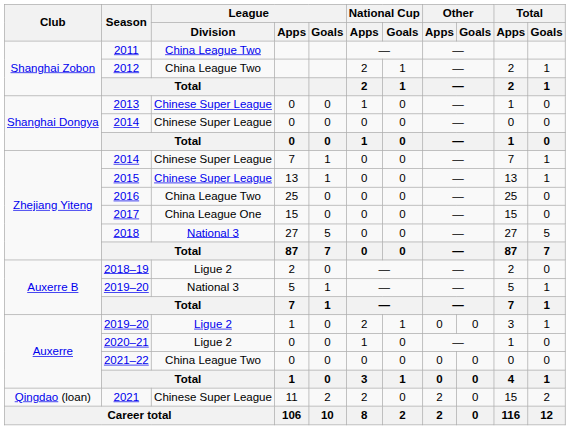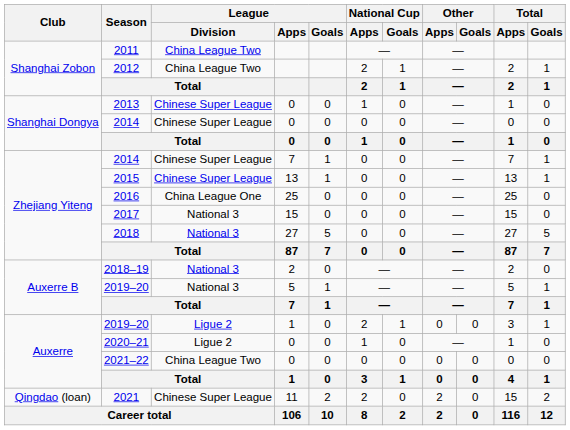(213, 196) China League Two -> (213, 196) China League One
(213, 214) China League One -> (213, 214) National 3
(213, 269) Ligue 2 -> (213, 269) National 3
